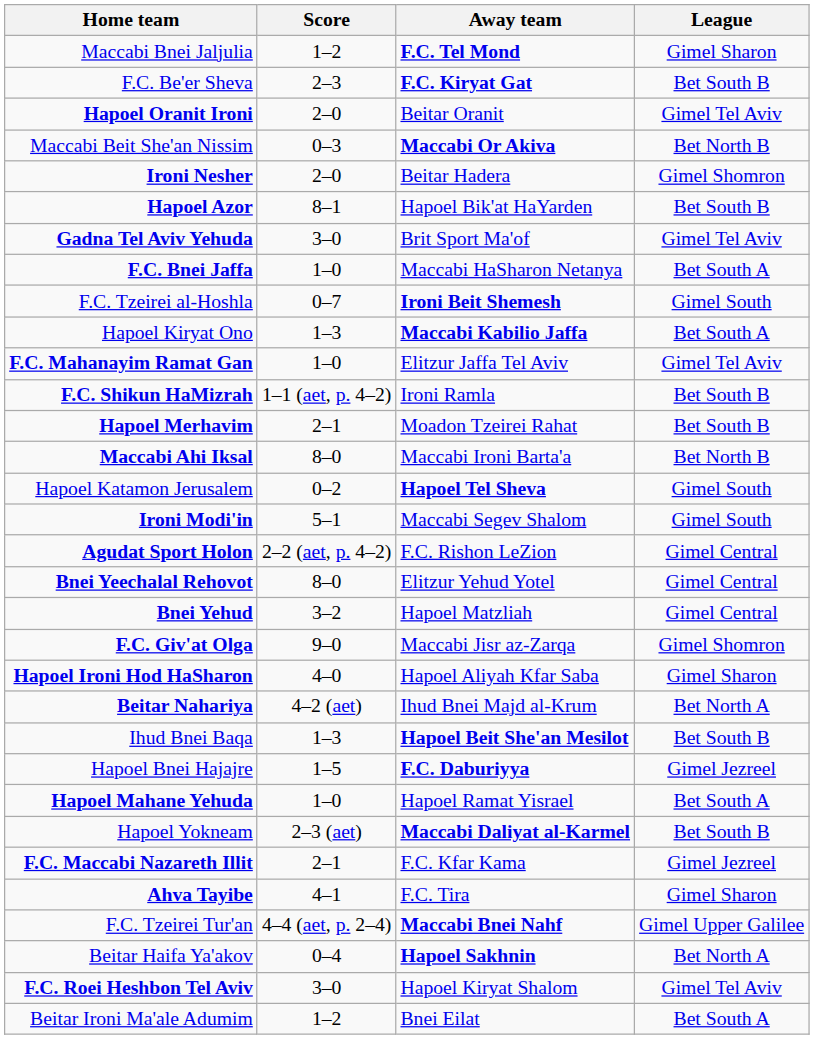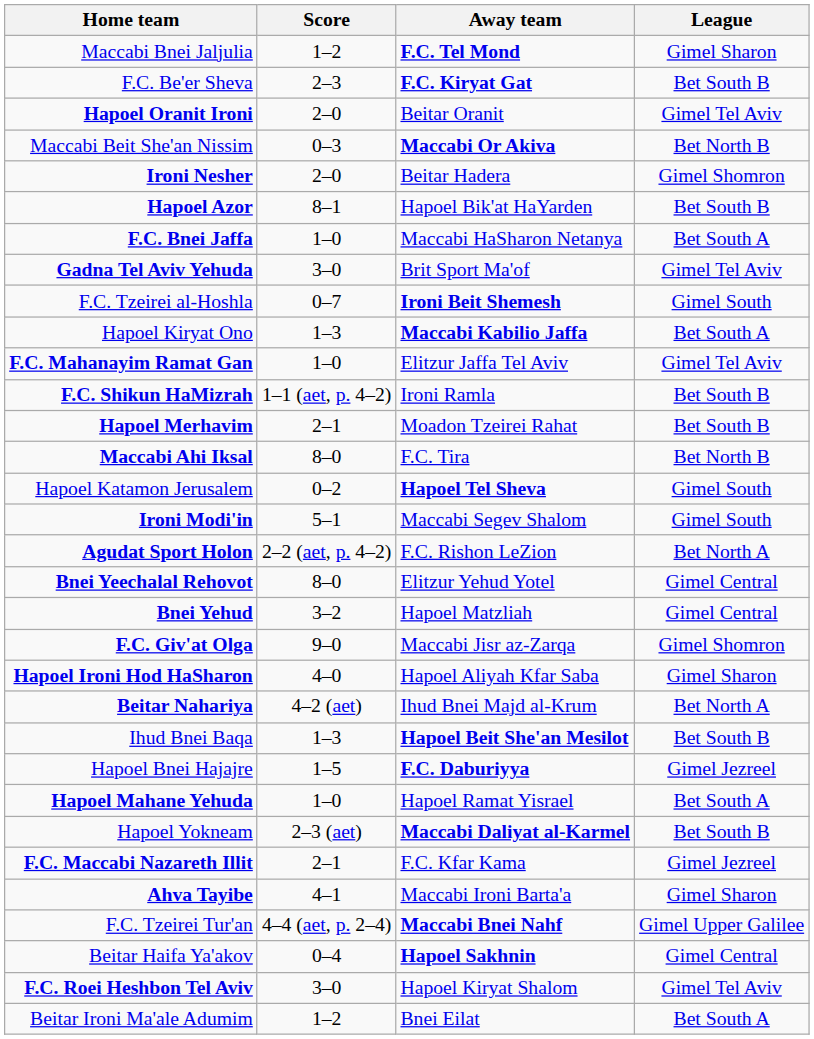rows swapped: (155, 238) <-> (190, 269)
(486, 457) Maccabi Ironi Barta'a -> (435, 457) F.C. Tira
(722, 550) Gimel Central -> (722, 550) Bet North A
(435, 894) F.C. Tira -> (486, 894) Maccabi Ironi Barta'a
(722, 956) Bet North A -> (722, 956) Gimel Central
